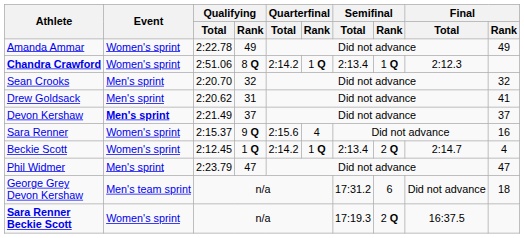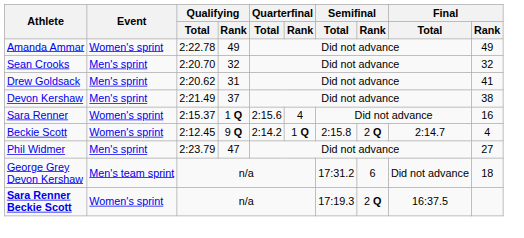- row: (54, 64)
(138, 116) bold -> (118, 99) normal
(504, 116) 37 -> (487, 99) 38
(250, 133) 9 Q -> (234, 116) 1 Q
(250, 150) 1 Q -> (234, 133) 9 Q
(353, 150) 2:13.4 -> (336, 133) 2:15.8
(504, 167) 47 -> (487, 150) 27
